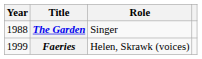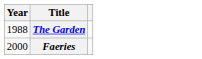- column: (140, 12)
(17, 46) 1999 -> (17, 46) 2000
